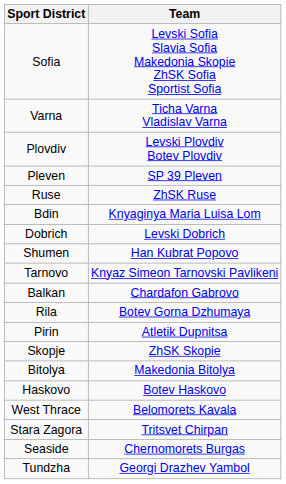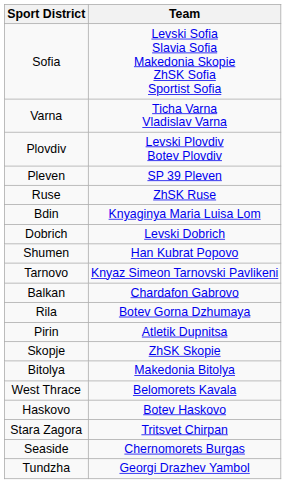rows swapped: (46, 410) <-> (46, 390)
